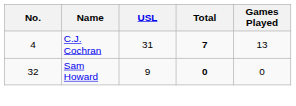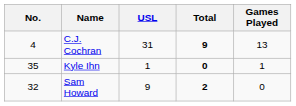(205, 44) 7 -> (205, 44) 9
+ row: (82, 66)
(205, 71) 0 -> (205, 87) 2
